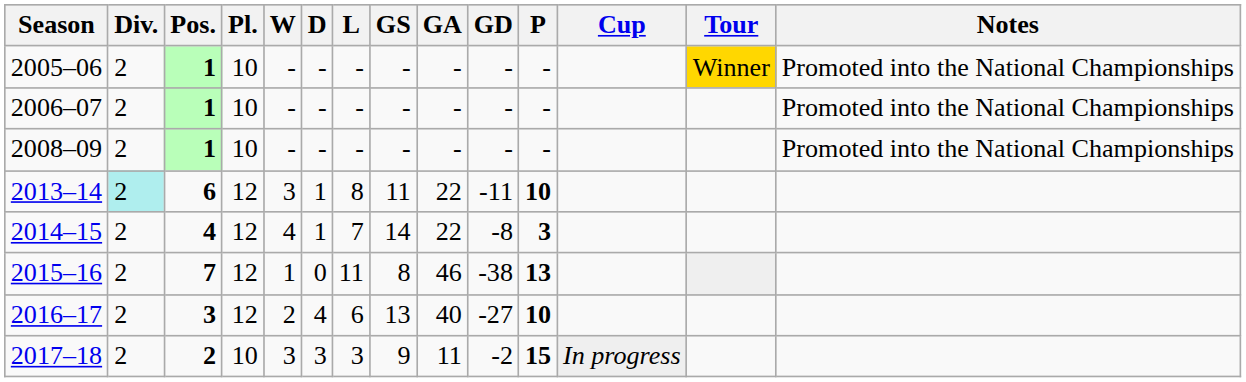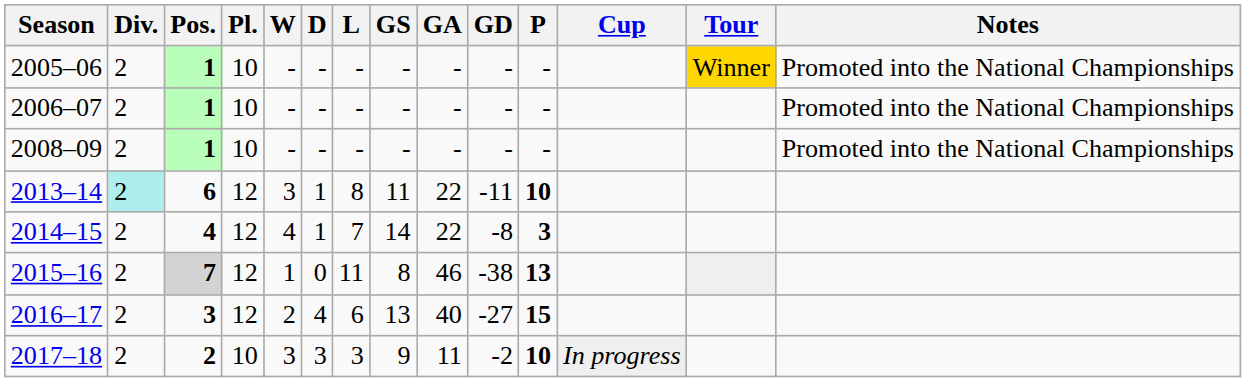(209, 273) no background -> (209, 273) lightgrey background
(538, 314) 10 -> (538, 314) 15
(538, 356) 15 -> (538, 356) 10
